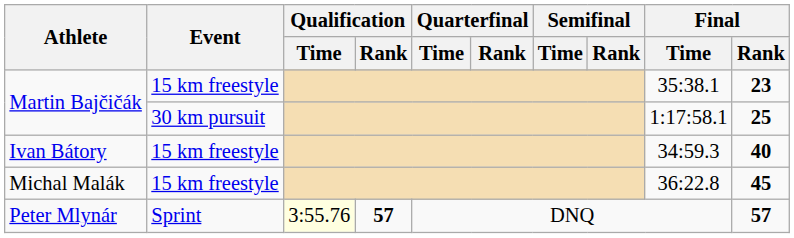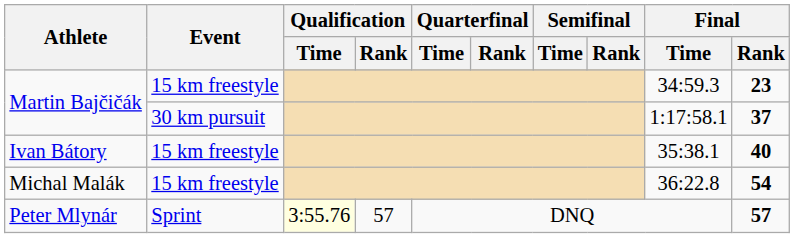(689, 85) 35:38.1 -> (689, 85) 34:59.3
(761, 118) 25 -> (761, 118) 37
(689, 150) 34:59.3 -> (689, 150) 35:38.1
(761, 183) 45 -> (761, 183) 54
(383, 215) bold -> (383, 215) normal
